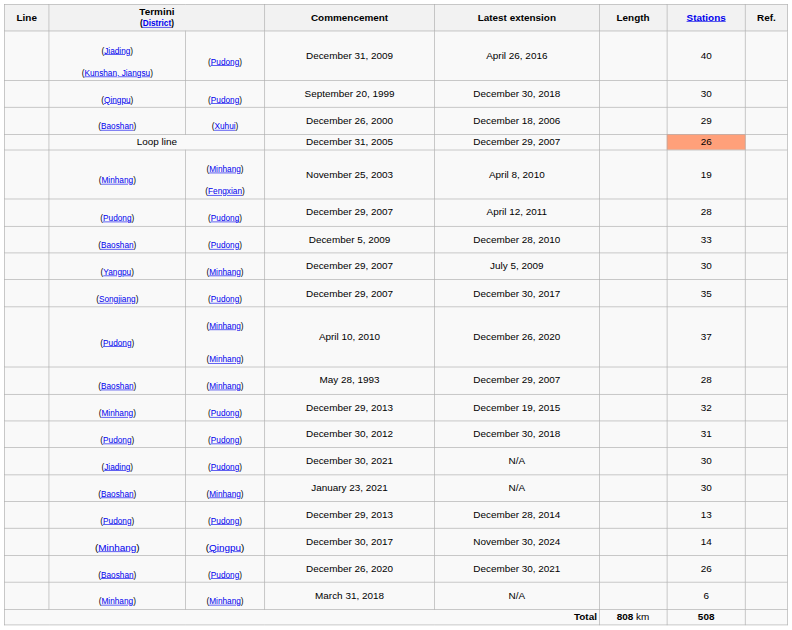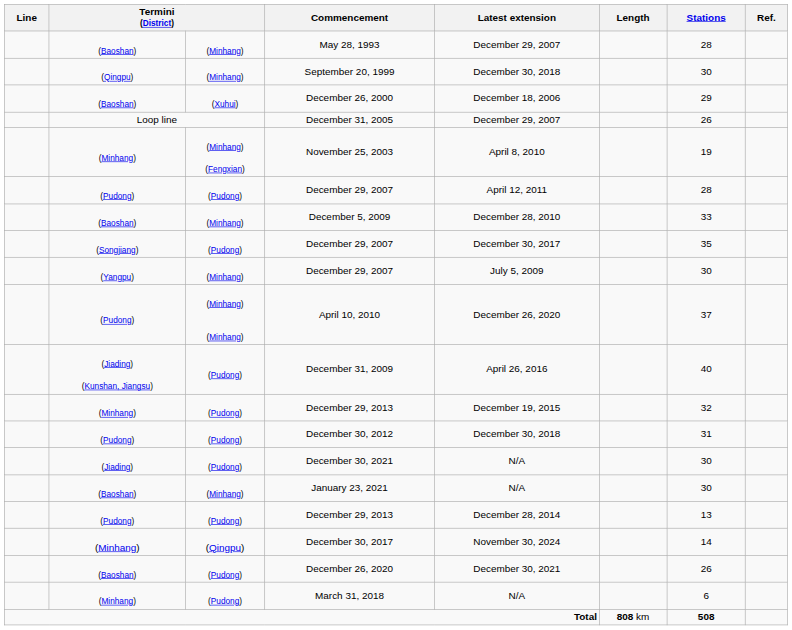rows swapped: (117, 386) <-> (117, 62)
(225, 100) (Pudong) -> (225, 77) (Minhang)
(706, 142) lightsalmon background -> (706, 119) no background
(225, 245) (Pudong) -> (225, 223) (Minhang)
rows swapped: (117, 272) <-> (117, 299)
(225, 602) (Minhang) -> (225, 602) (Pudong)
